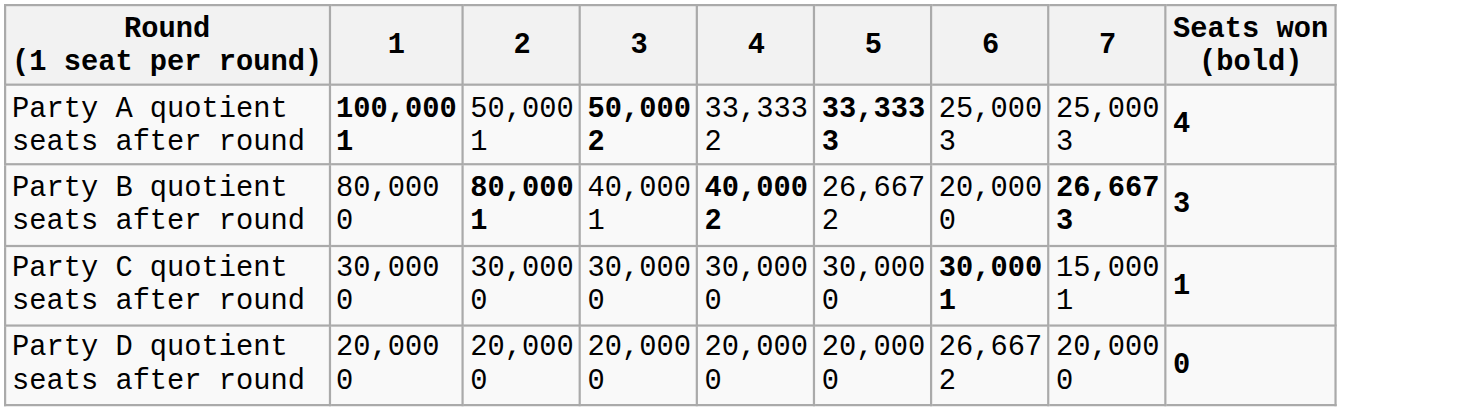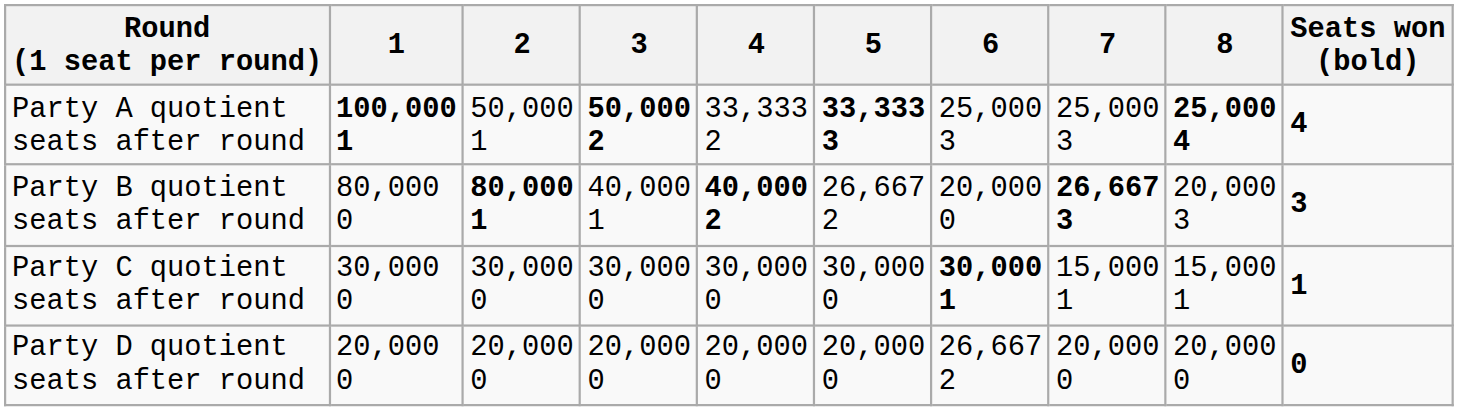+ column: (1225, 45)
